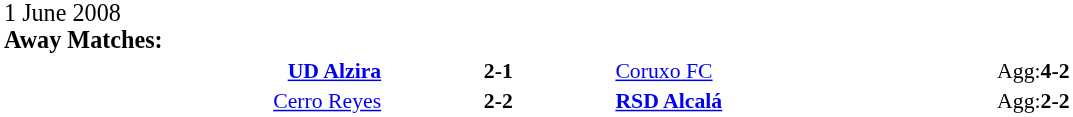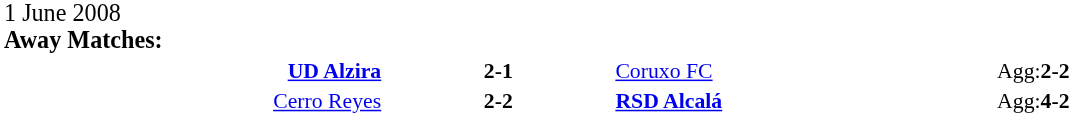(1033, 71) Agg:4-2 -> (1033, 71) Agg:2-2
(1033, 101) Agg:2-2 -> (1033, 101) Agg:4-2
